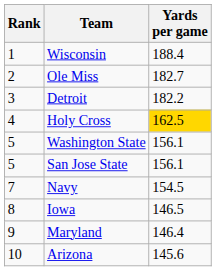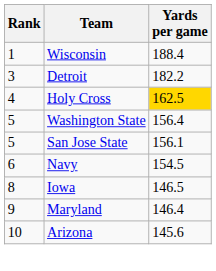- row: (73, 76)
(168, 143) 156.1 -> (168, 120) 156.4
(11, 187) 7 -> (11, 165) 6
